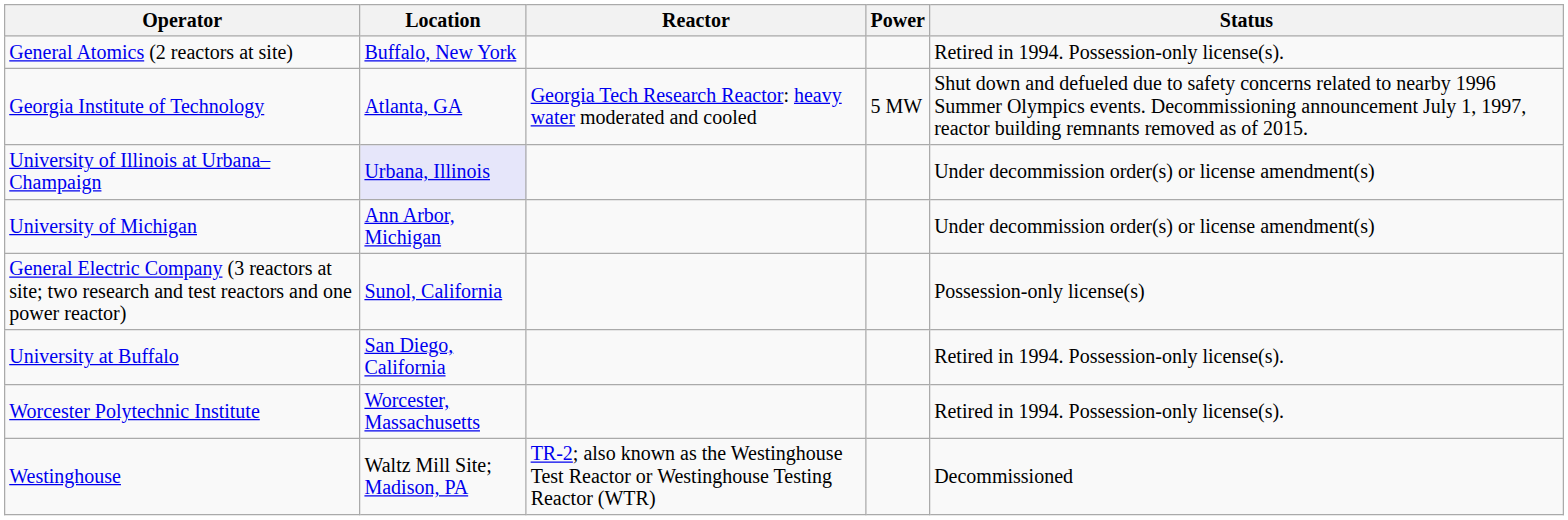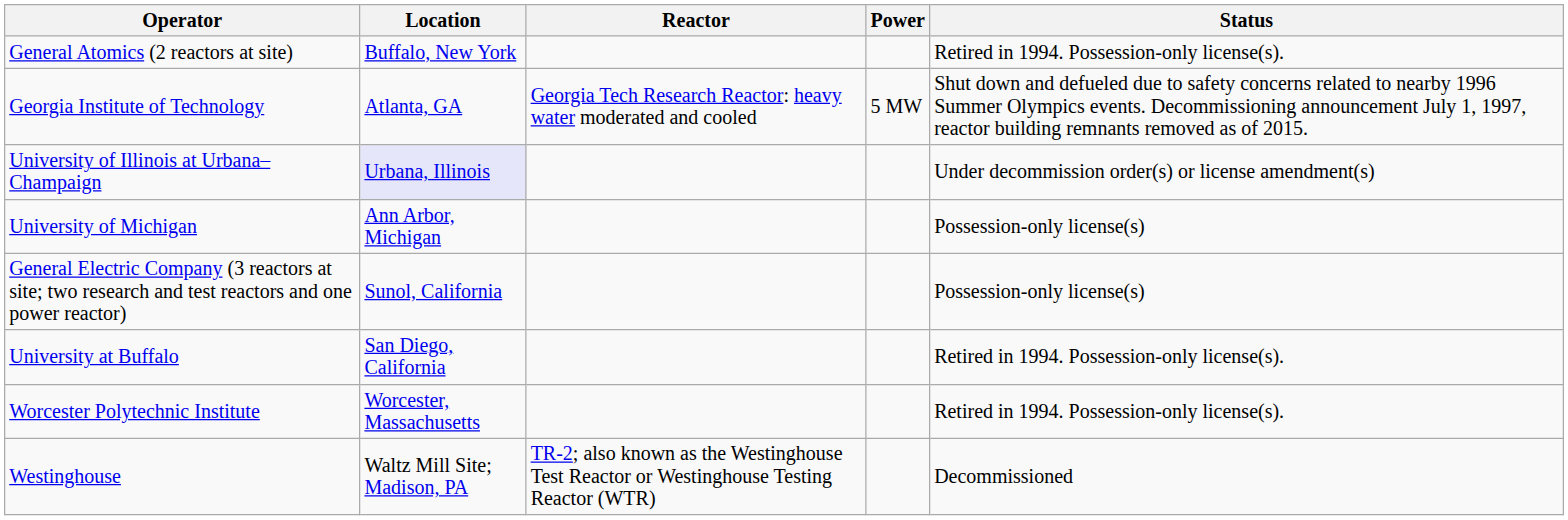(1154, 225) Under decommission order(s) or license amendment(s) -> (1039, 225) Possession-only license(s)
